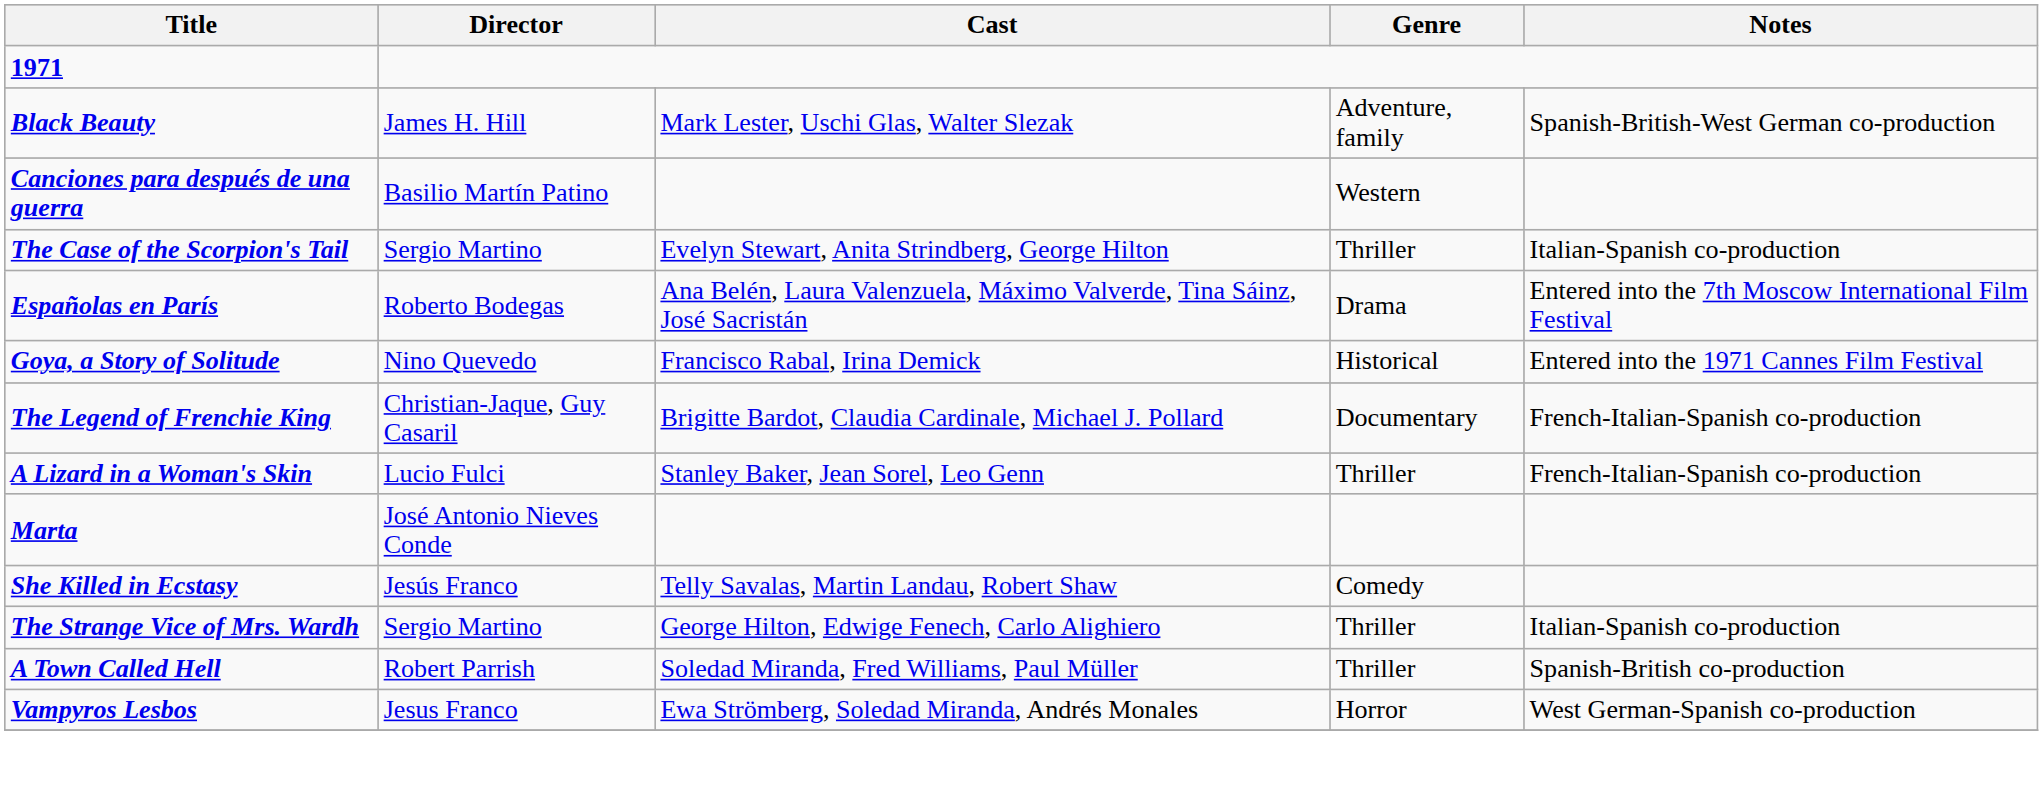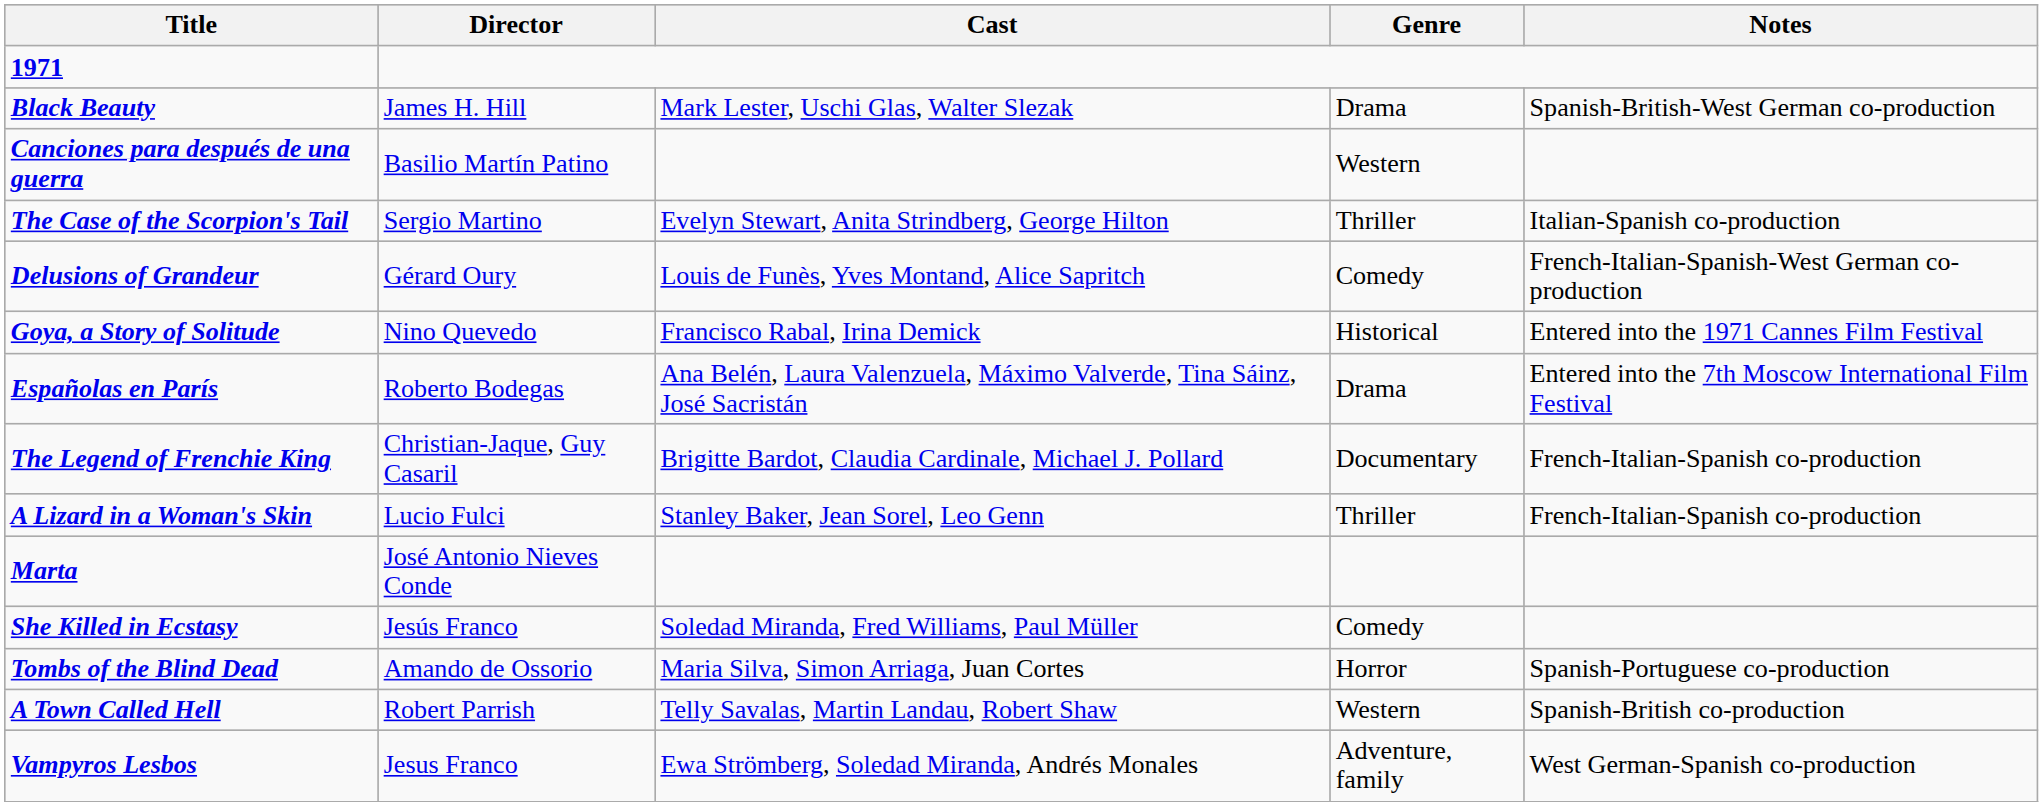(1394, 122) Adventure, family -> (1371, 107) Drama
+ row: (135, 275)
rows swapped: (114, 305) <-> (145, 361)
(889, 585) Telly Savalas, Martin Landau, Robert Shaw -> (899, 626) Soledad Miranda, Fred Williams, Paul Müller
- row: (185, 626)
+ row: (144, 668)
(899, 668) Soledad Miranda, Fred Williams, Paul Müller -> (889, 709) Telly Savalas, Martin Landau, Robert Shaw
(1376, 668) Thriller -> (1378, 709) Western
(1371, 709) Horror -> (1394, 765) Adventure, family
